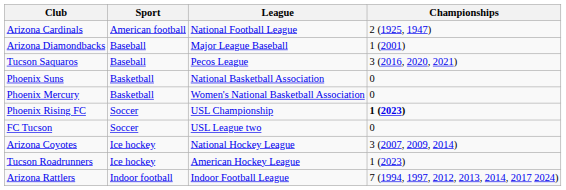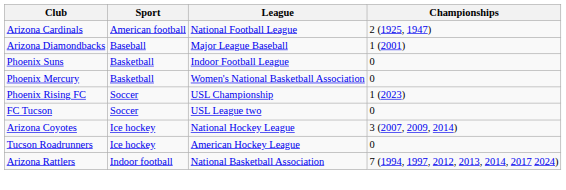- row: (42, 62)
(257, 78) National Basketball Association -> (240, 62) Indoor Football League
(387, 111) bold -> (387, 95) normal
(387, 161) 1 (2023) -> (372, 144) 0
(240, 177) Indoor Football League -> (257, 161) National Basketball Association
